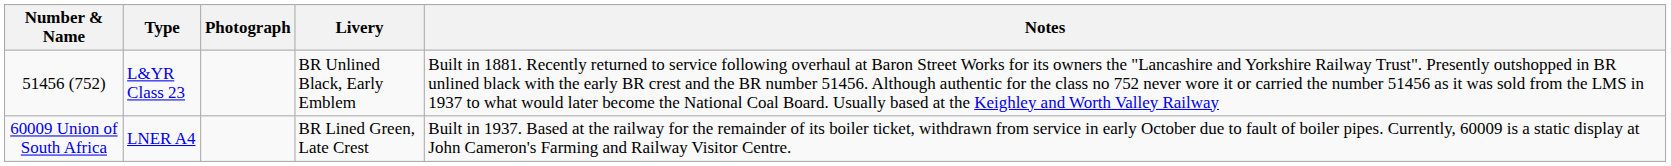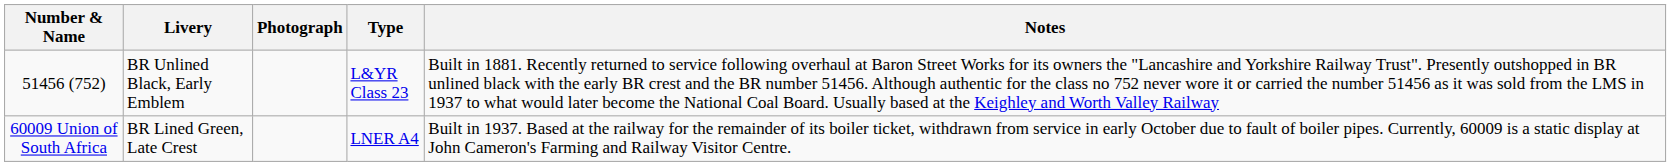columns swapped: (162, 27) <-> (360, 27)
